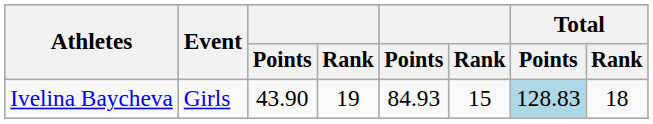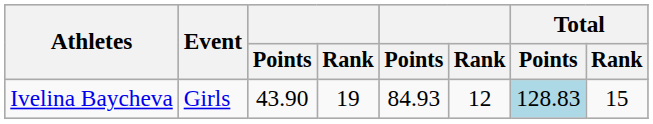(480, 99) 15 -> (480, 99) 12
(617, 99) 18 -> (617, 99) 15
